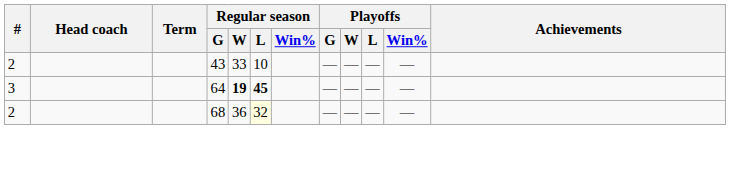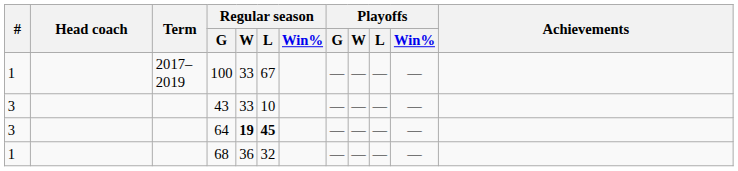+ row: (222, 73)
(12, 64) 2 -> (12, 106) 3
(12, 112) 2 -> (12, 154) 1
(261, 112) lightyellow background -> (268, 154) no background
